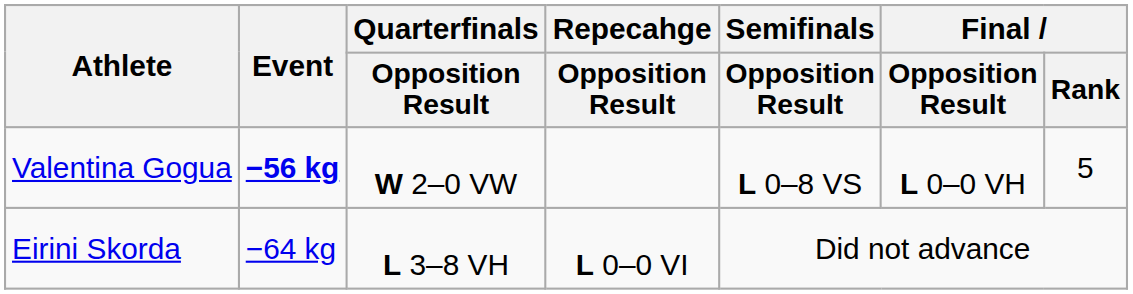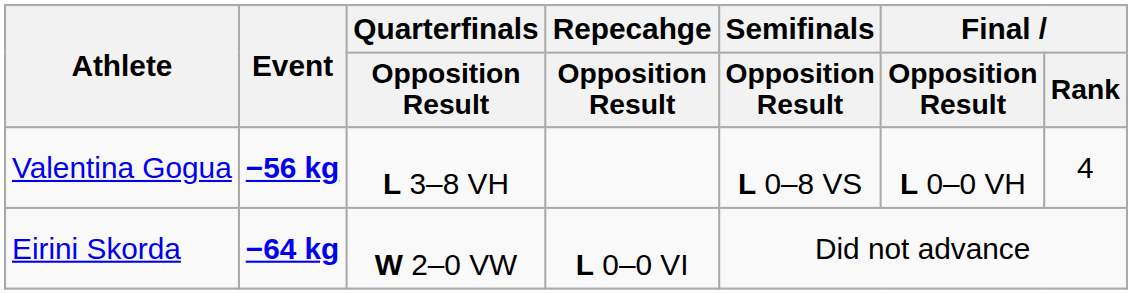(446, 185) W 2–0 VW -> (446, 185) L 3–8 VH
(1085, 168) 5 -> (1085, 168) 4
(291, 248) normal -> (293, 248) bold
(446, 265) L 3–8 VH -> (446, 265) W 2–0 VW
